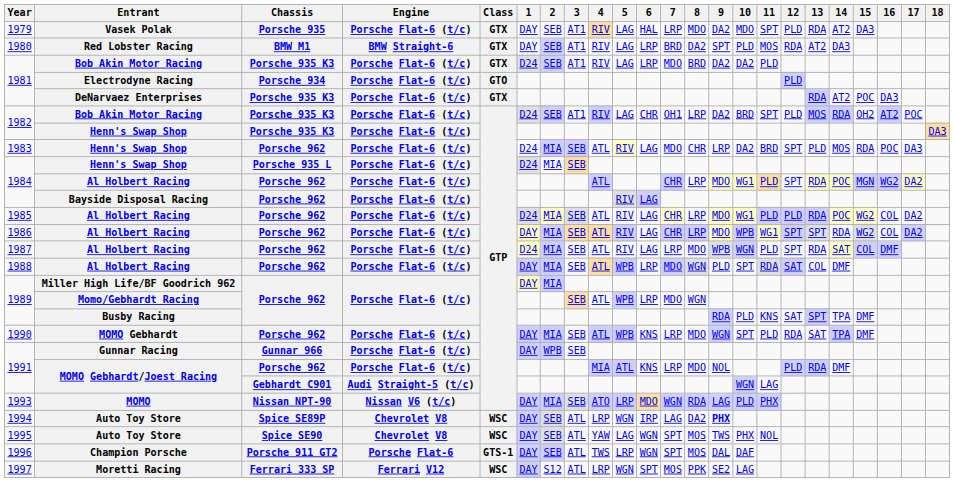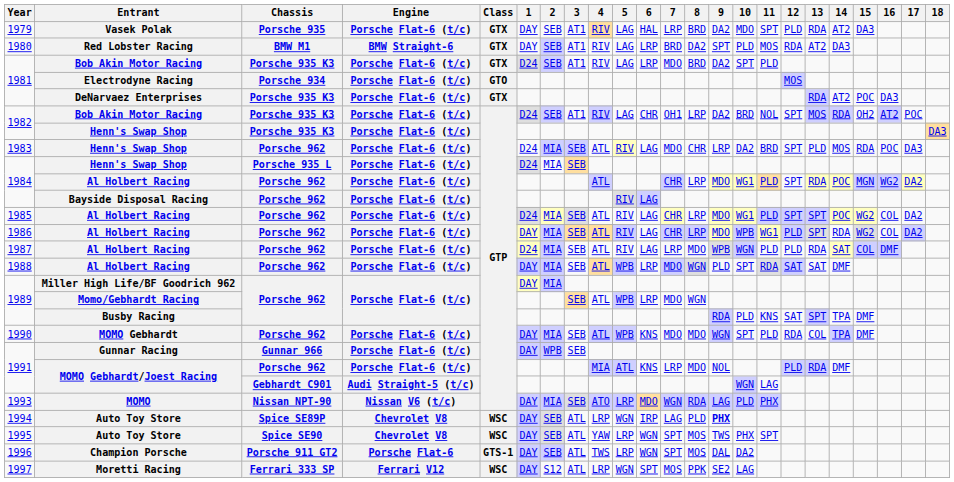(697, 29) MDO -> (697, 29) BRD
(745, 63) DA2 -> (745, 63) SPT
(793, 80) PLD -> (793, 80) MOS
(769, 114) SPT -> (769, 114) NOL
(793, 114) PLD -> (793, 114) SPT
(793, 215) PLD -> (793, 215) SPT
(817, 215) RDA -> (817, 215) SPT
(793, 232) SPT -> (793, 232) PLD
(793, 249) SPT -> (793, 249) PLD
(817, 266) COL -> (817, 266) SAT
(673, 334) LRP -> (673, 334) MDO
(817, 334) SAT -> (817, 334) COL
(697, 418) DA2 -> (697, 418) PLD
(625, 435) LAG -> (625, 435) LRP
(769, 435) NOL -> (769, 435) SPT
(745, 452) DAF -> (745, 452) DA2
